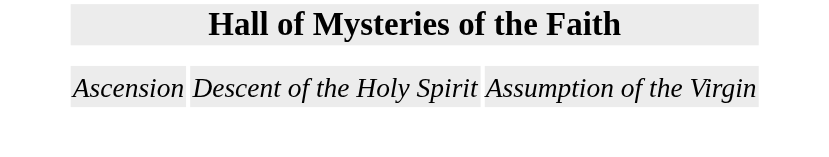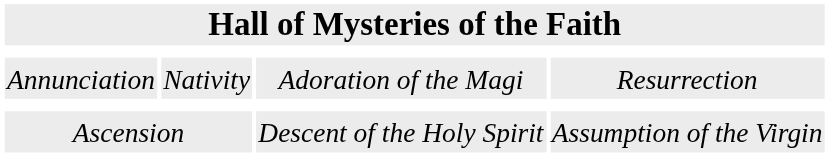+ row: (81, 79)
